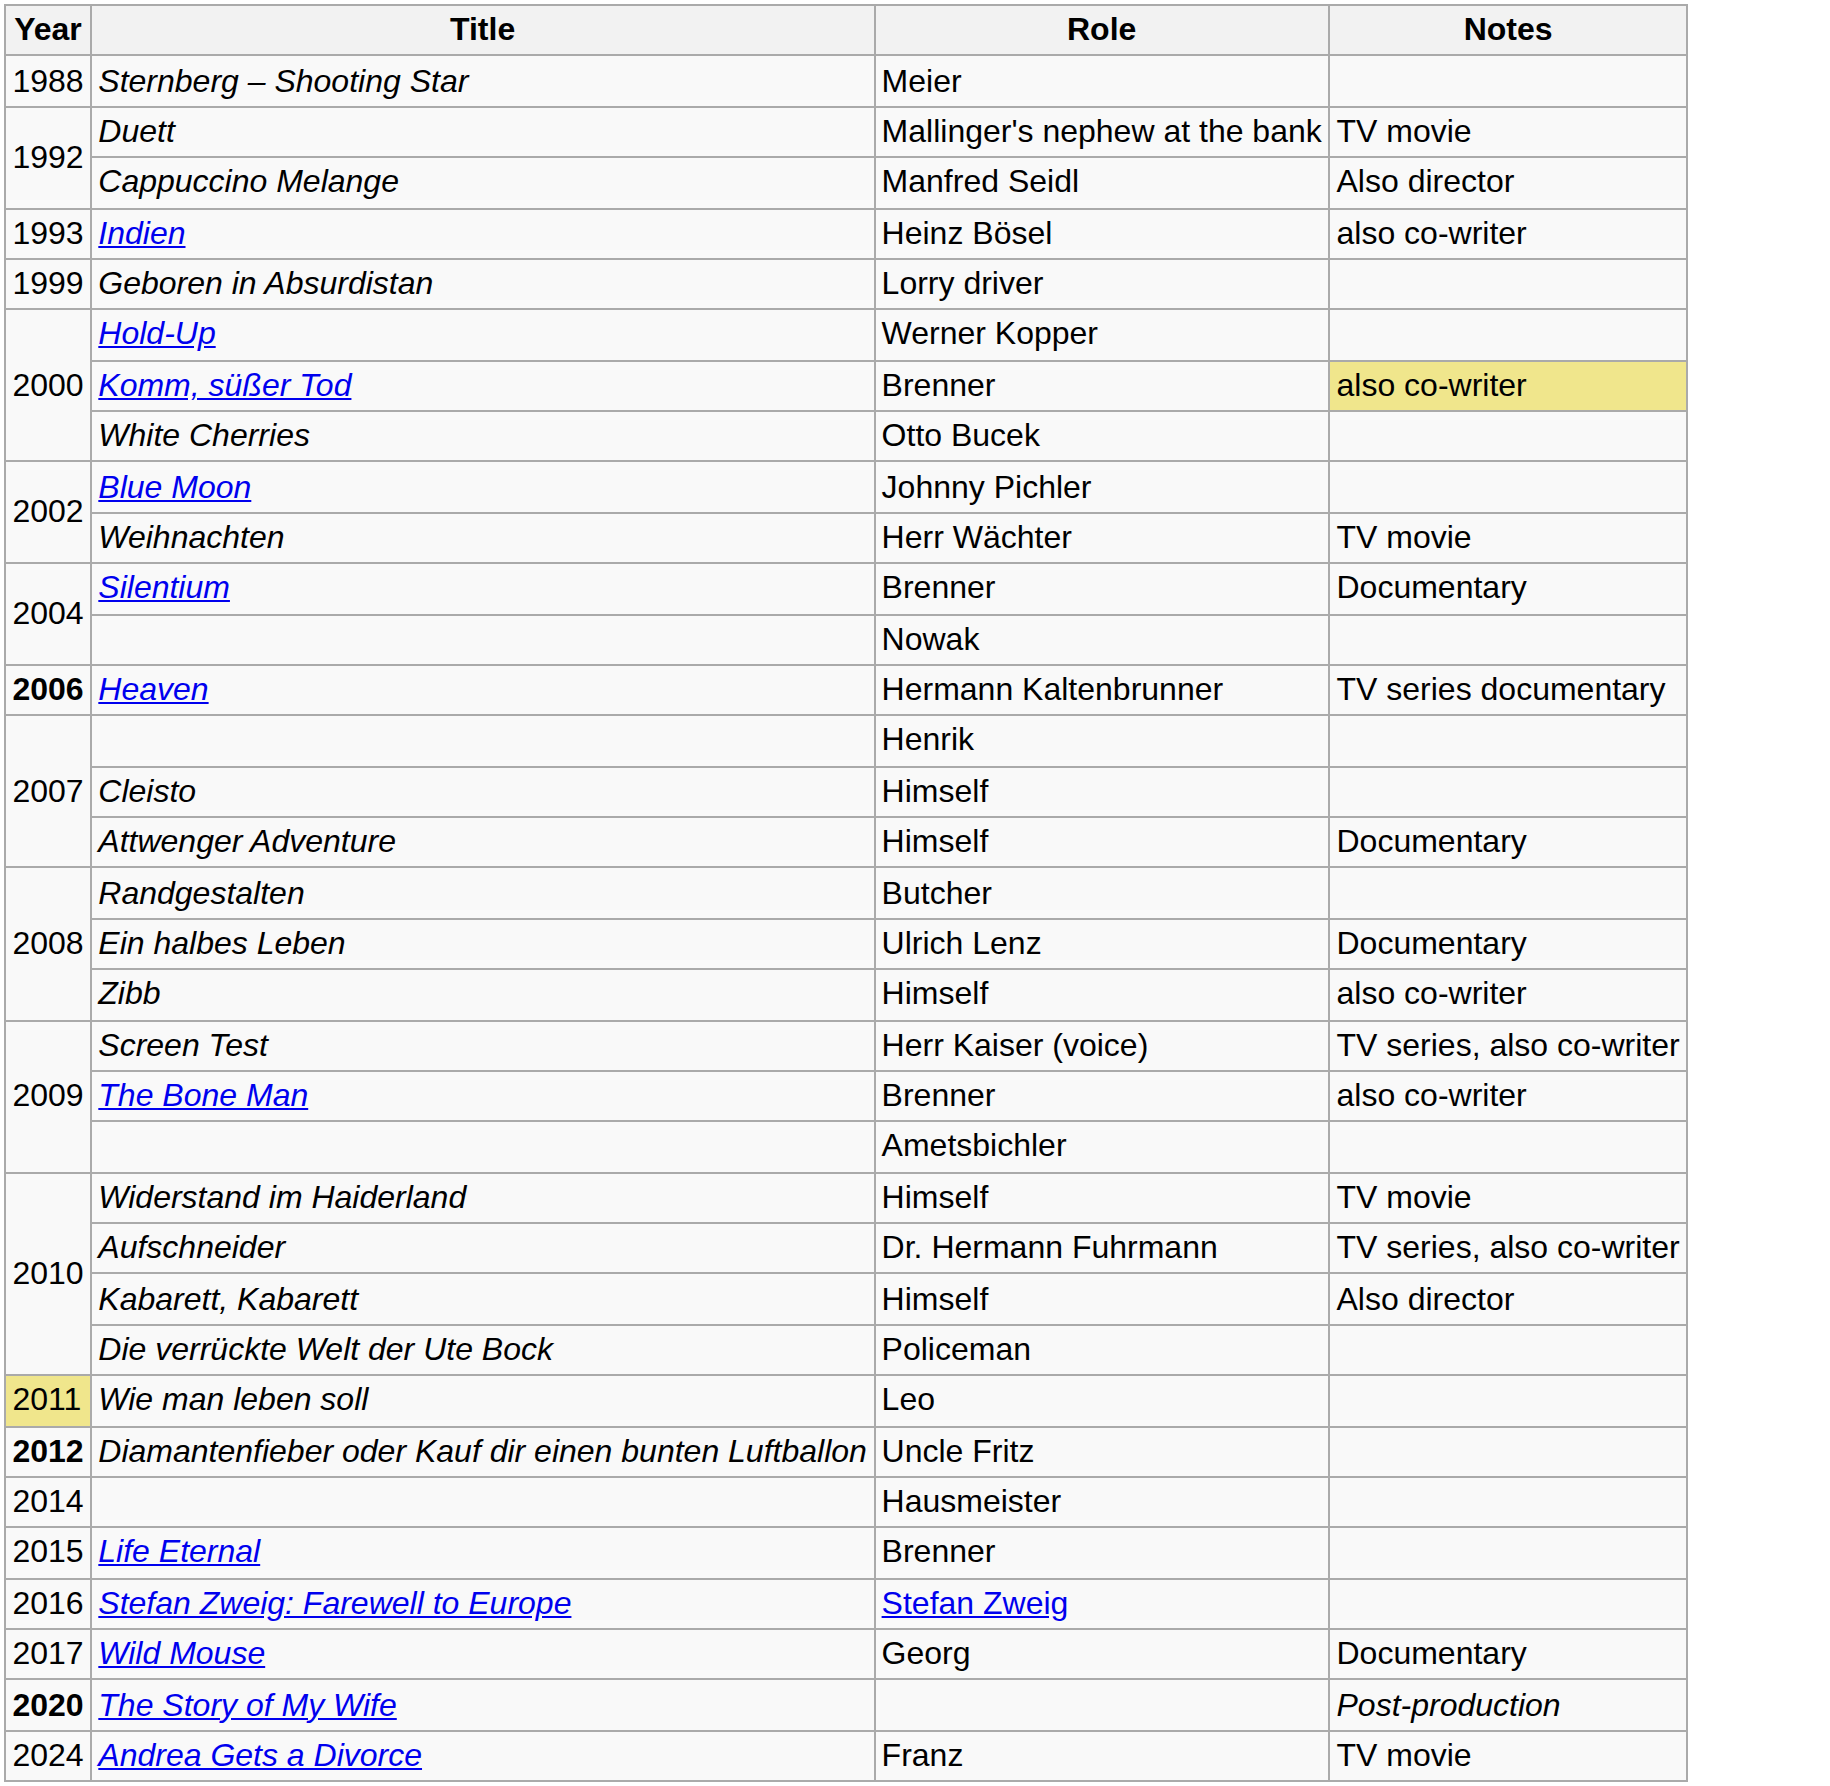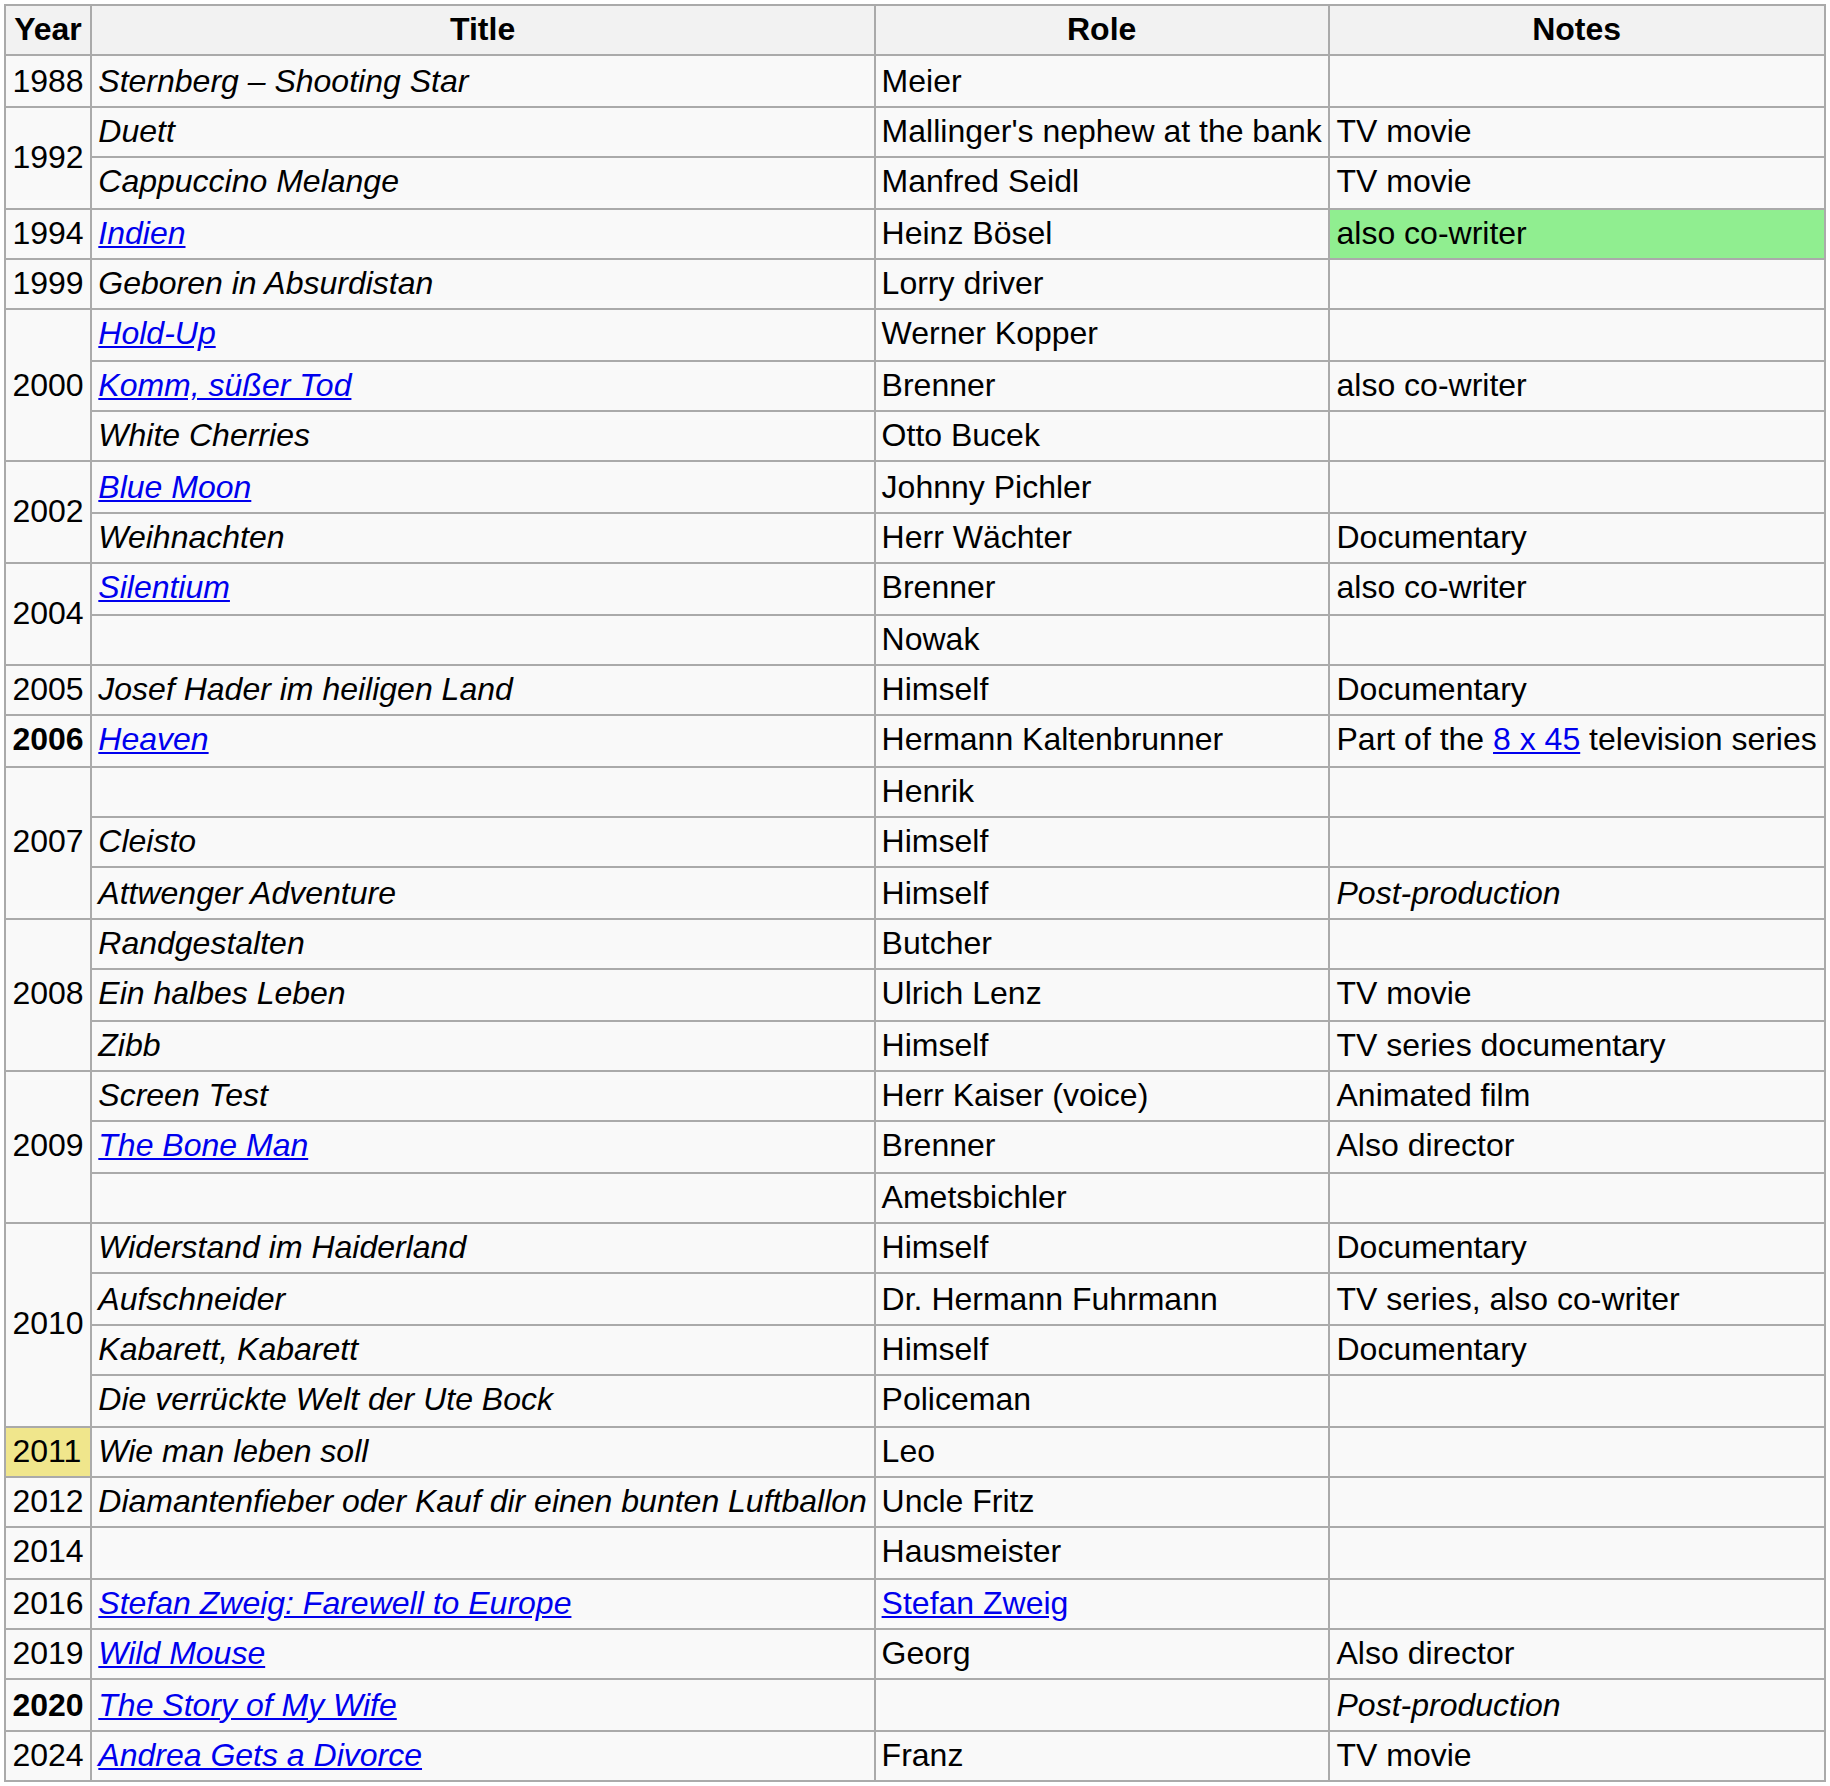(1425, 182) Also director -> (1404, 182) TV movie
(48, 232) 1993 -> (48, 232) 1994
(1432, 232) no background -> (1432, 232) lightgreen background
(1432, 385) khaki background -> (1432, 385) no background
(1404, 537) TV movie -> (1432, 537) Documentary
(1432, 588) Documentary -> (1432, 588) also co-writer
+ row: (306, 689)
(1501, 689) TV series documentary -> (1577, 740) Part of the 8 x 45 television series
(1432, 841) Documentary -> (1449, 892) Post-production
(1432, 943) Documentary -> (1404, 994) TV movie
(1432, 994) also co-writer -> (1501, 1044) TV series documentary
(1508, 1044) TV series, also co-writer -> (1433, 1095) Animated film
(1432, 1095) also co-writer -> (1425, 1146) Also director
(1404, 1197) TV movie -> (1432, 1247) Documentary
(1425, 1298) Also director -> (1432, 1349) Documentary
(48, 1450) bold -> (48, 1501) normal
- row: (179, 1552)
(48, 1653) 2017 -> (48, 1653) 2019
(1432, 1653) Documentary -> (1425, 1653) Also director
